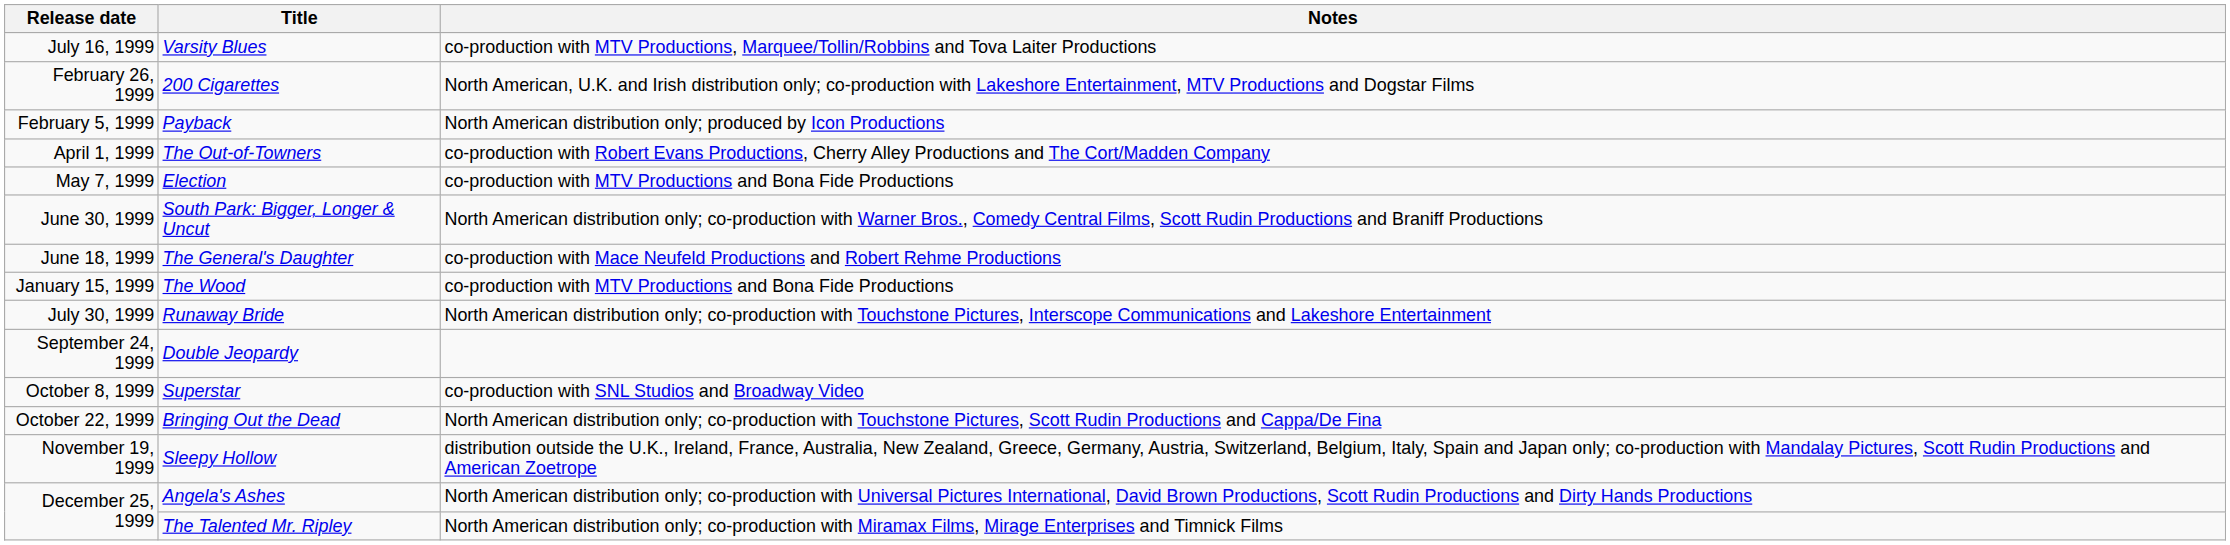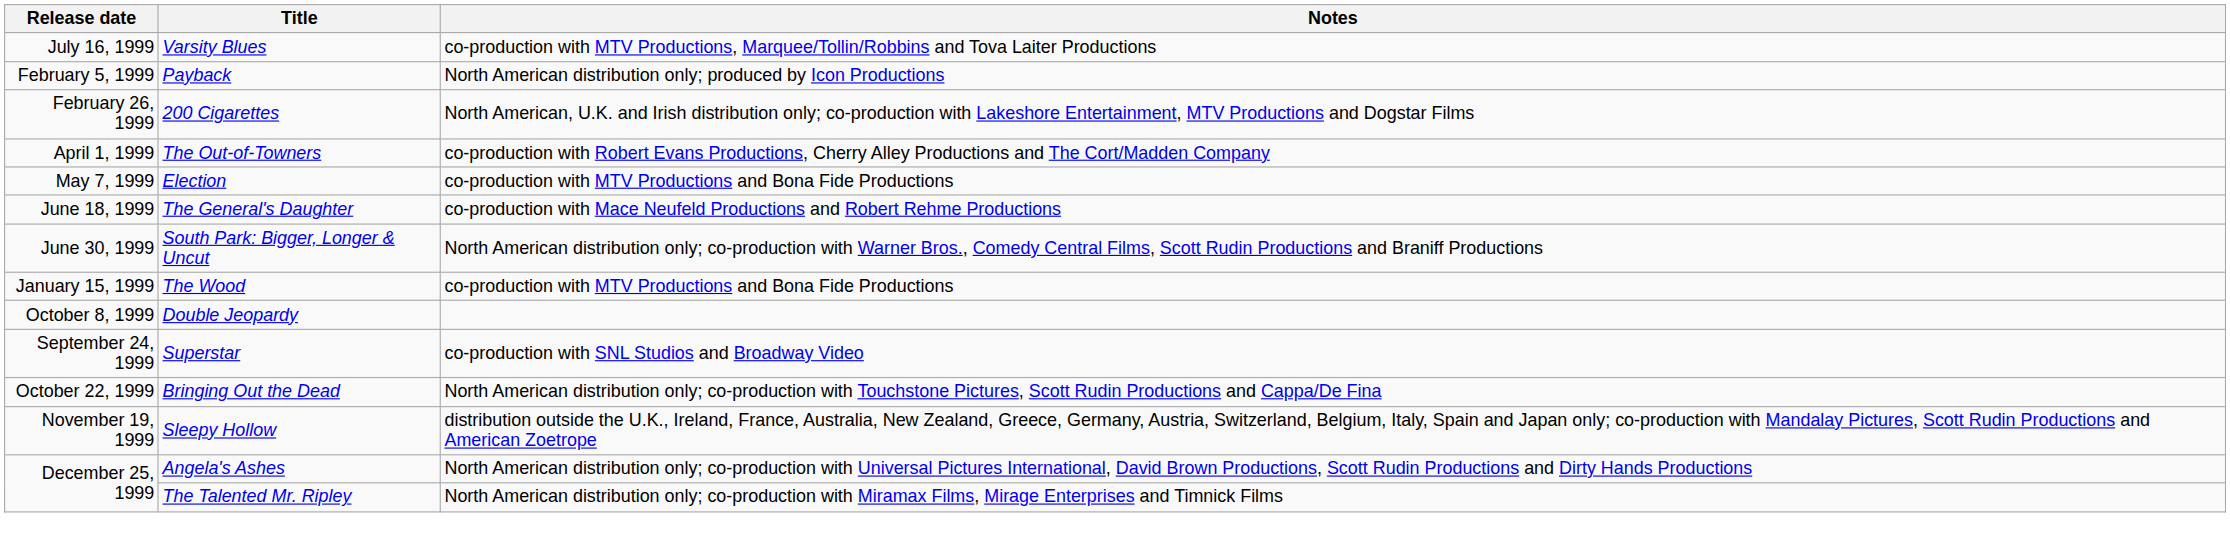rows swapped: (197, 124) <-> (221, 85)
rows swapped: (258, 257) <-> (279, 219)
- row: (223, 314)
(96, 353) September 24, 1999 -> (90, 314) October 8, 1999
(90, 391) October 8, 1999 -> (96, 353) September 24, 1999
